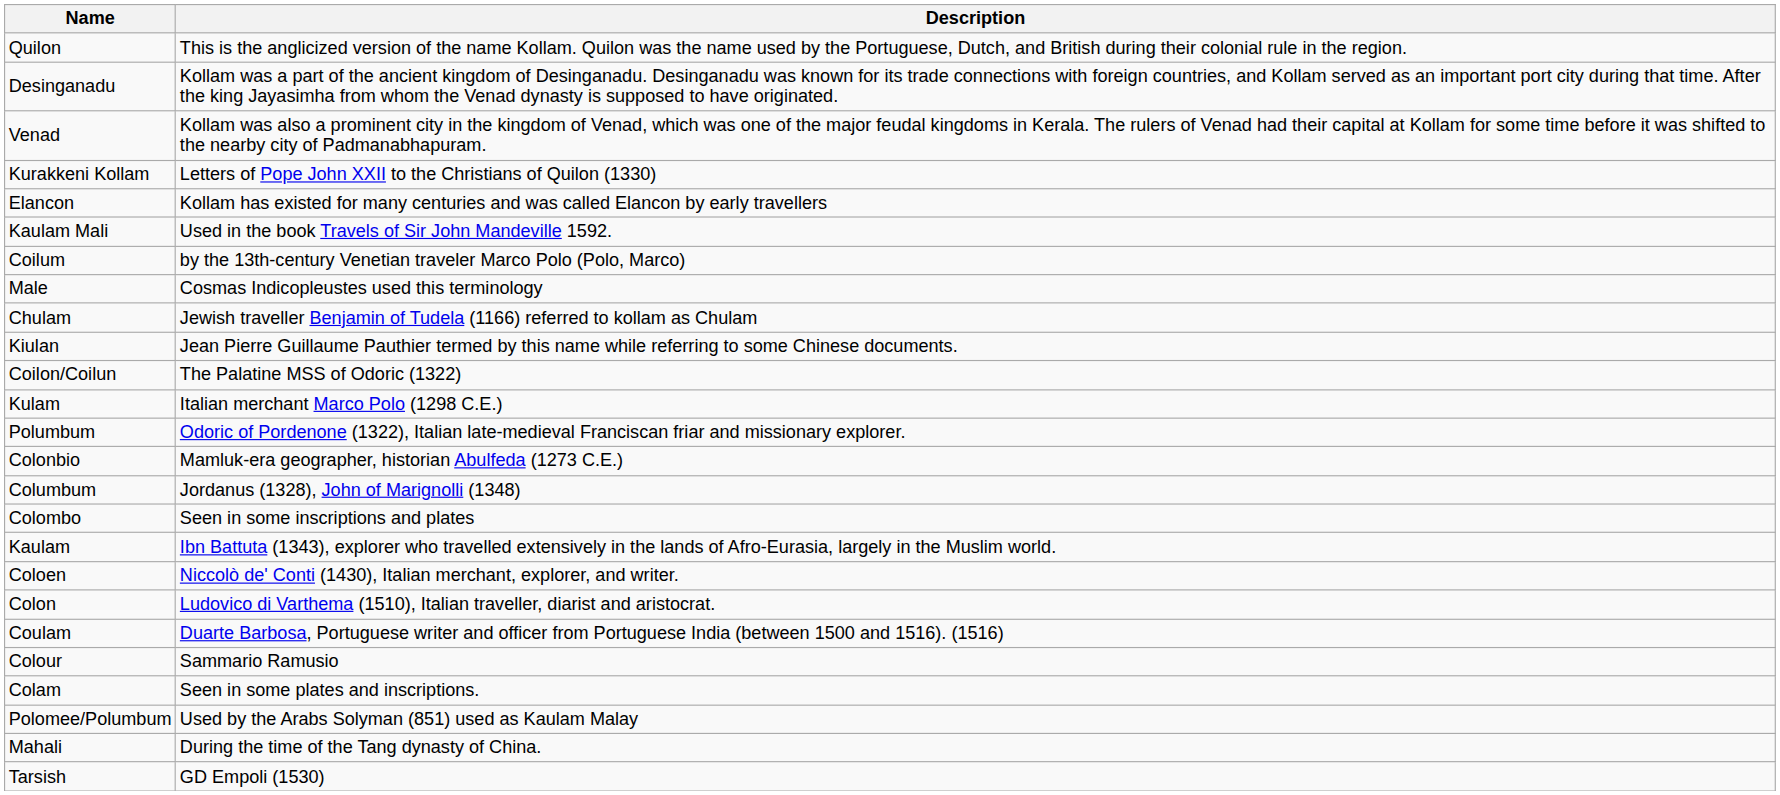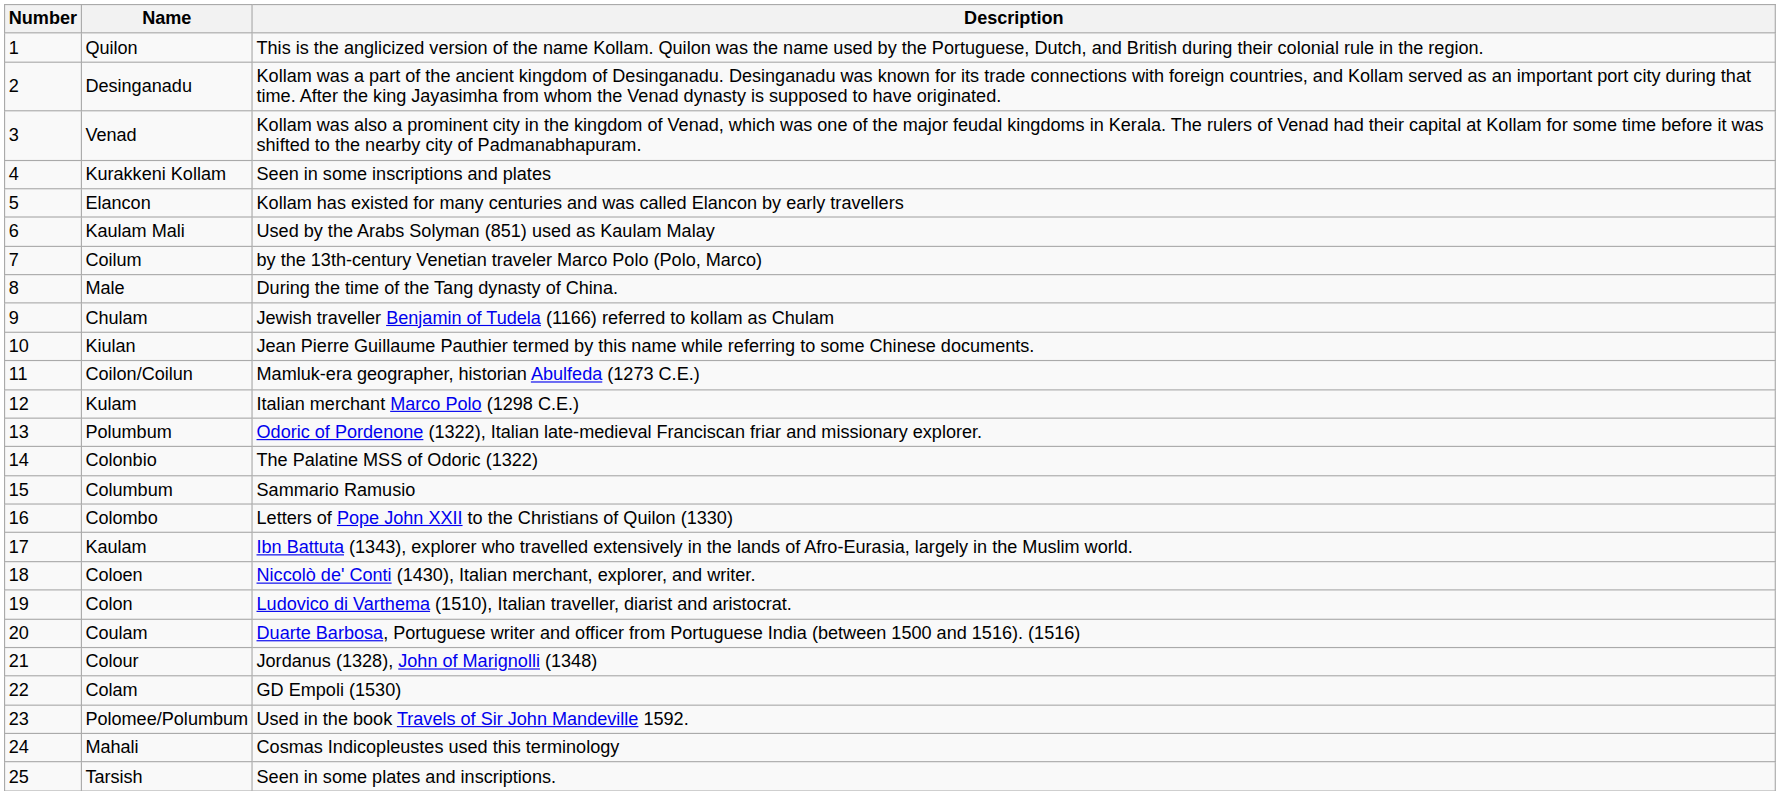+ column: (43, 18)
(418, 174) Letters of Pope John XXII to the Christians of Quilon (1330) -> (404, 174) Seen in some inscriptions and plates
(396, 231) Used in the book Travels of Sir John Mandeville 1592. -> (486, 231) Used by the Arabs Solyman (851) used as Kaulam Malay
(361, 288) Cosmas Indicopleustes used this terminology -> (437, 288) During the time of the Tang dynasty of China.
(321, 374) The Palatine MSS of Odoric (1322) -> (478, 374) Mamluk-era geographer, historian Abulfeda (1273 C.E.)
(401, 460) Mamluk-era geographer, historian Abulfeda (1273 C.E.) -> (397, 460) The Palatine MSS of Odoric (1322)
(350, 489) Jordanus (1328), John of Marignolli (1348) -> (336, 489) Sammario Ramusio
(327, 518) Seen in some inscriptions and plates -> (495, 518) Letters of Pope John XXII to the Christians of Quilon (1330)
(259, 661) Sammario Ramusio -> (427, 661) Jordanus (1328), John of Marignolli (1348)
(330, 690) Seen in some plates and inscriptions. -> (329, 690) GD Empoli (1530)
(409, 719) Used by the Arabs Solyman (851) used as Kaulam Malay -> (473, 719) Used in the book Travels of Sir John Mandeville 1592.
(361, 747) During the time of the Tang dynasty of China. -> (438, 747) Cosmas Indicopleustes used this terminology
(252, 776) GD Empoli (1530) -> (406, 776) Seen in some plates and inscriptions.
